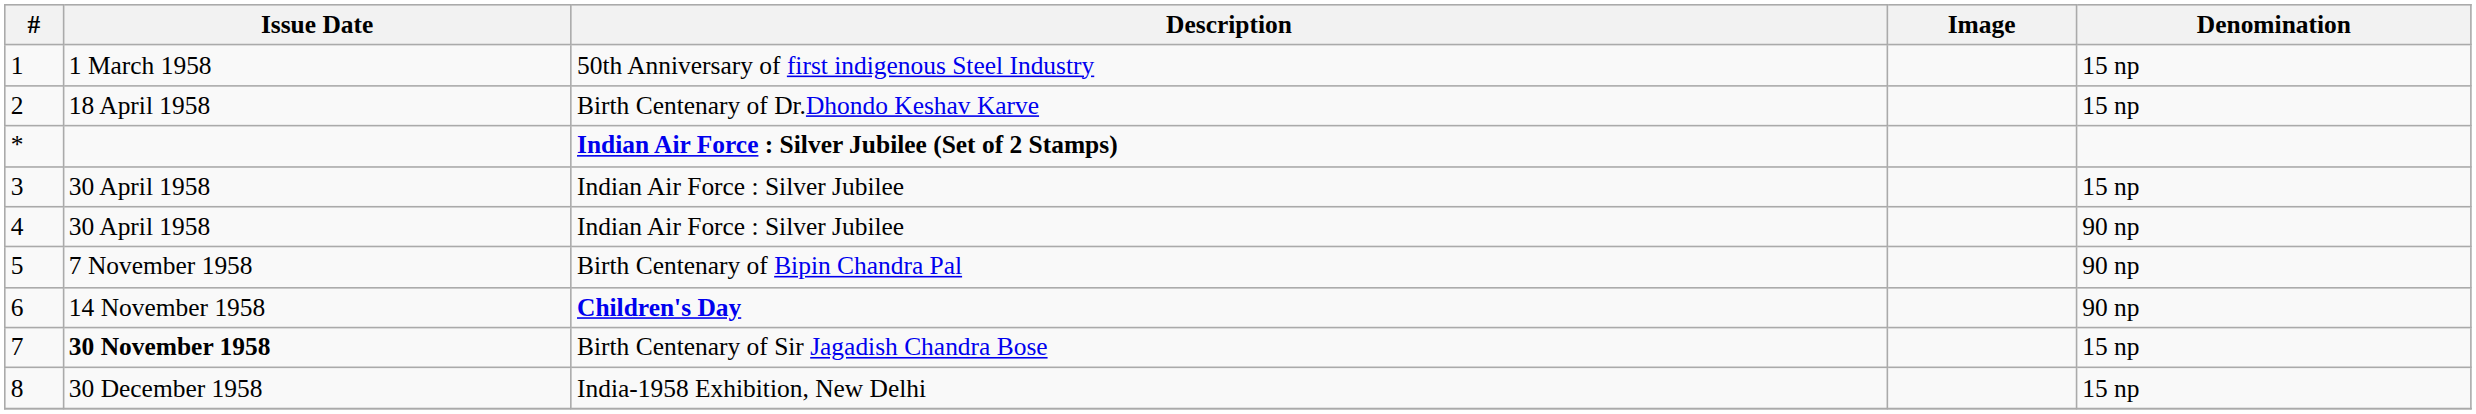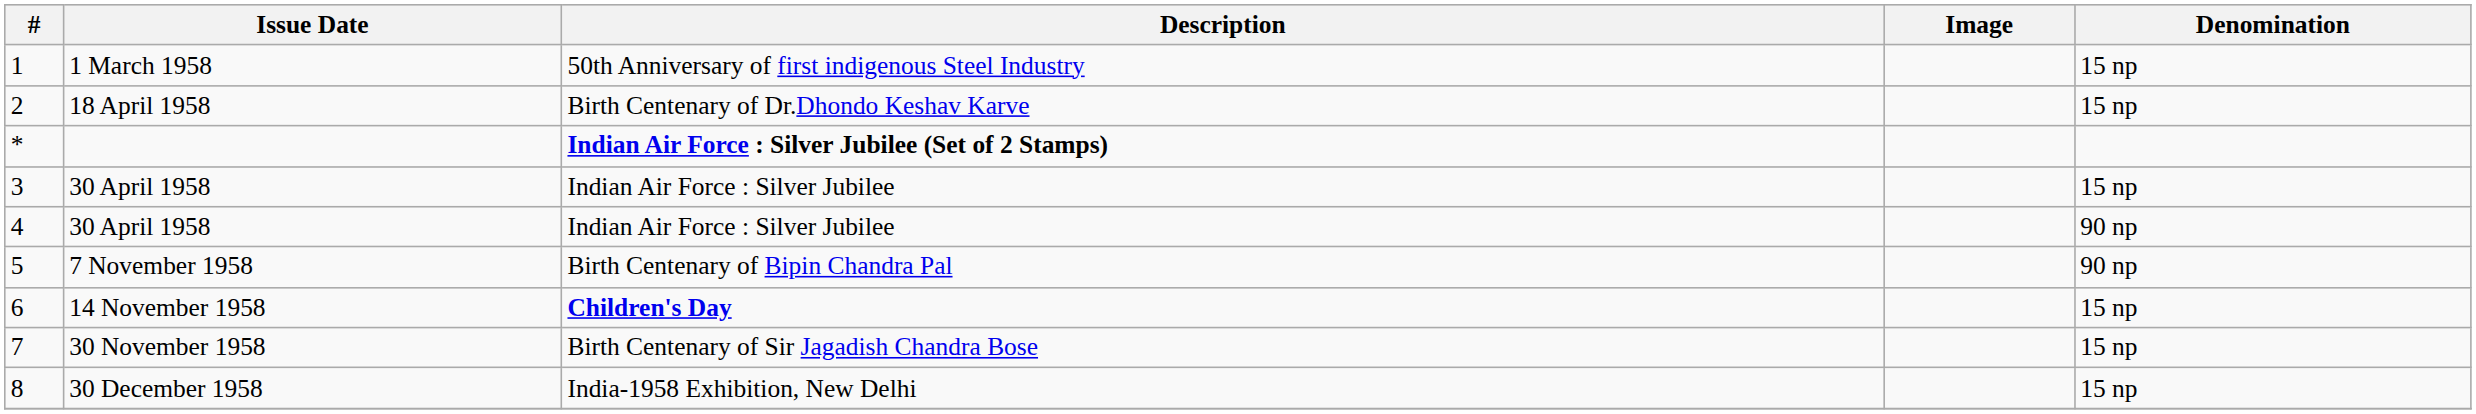(2111, 307) 90 np -> (2109, 307) 15 np
(170, 347) bold -> (167, 347) normal
